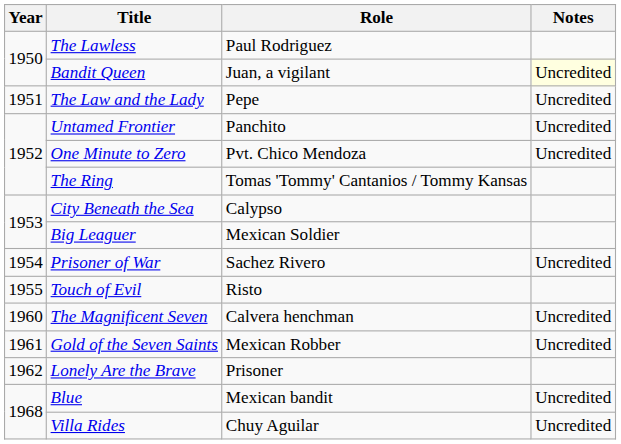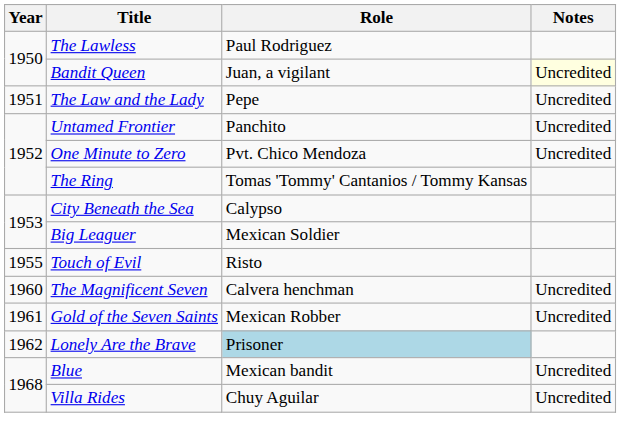- row: (105, 262)
(254, 371) no background -> (254, 343) lightblue background
